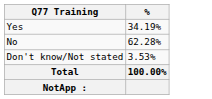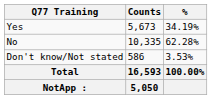+ column: (144, 12)
